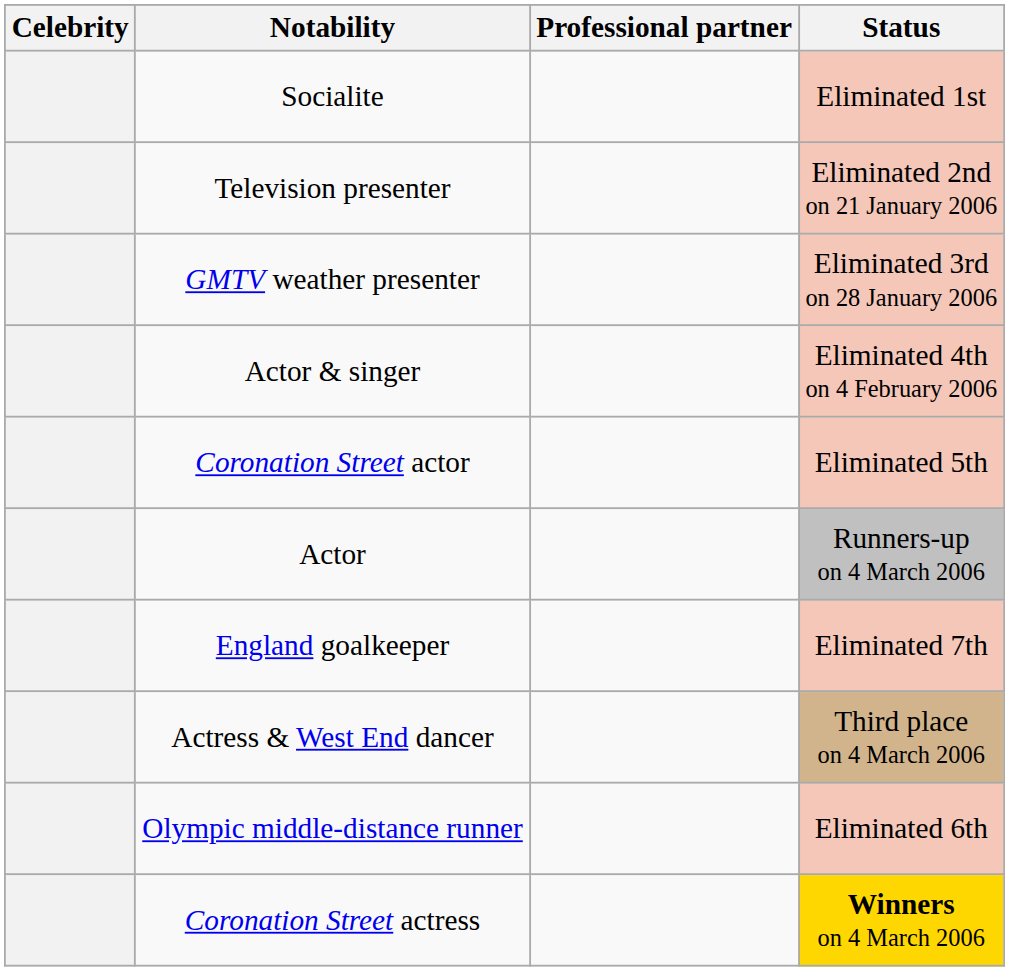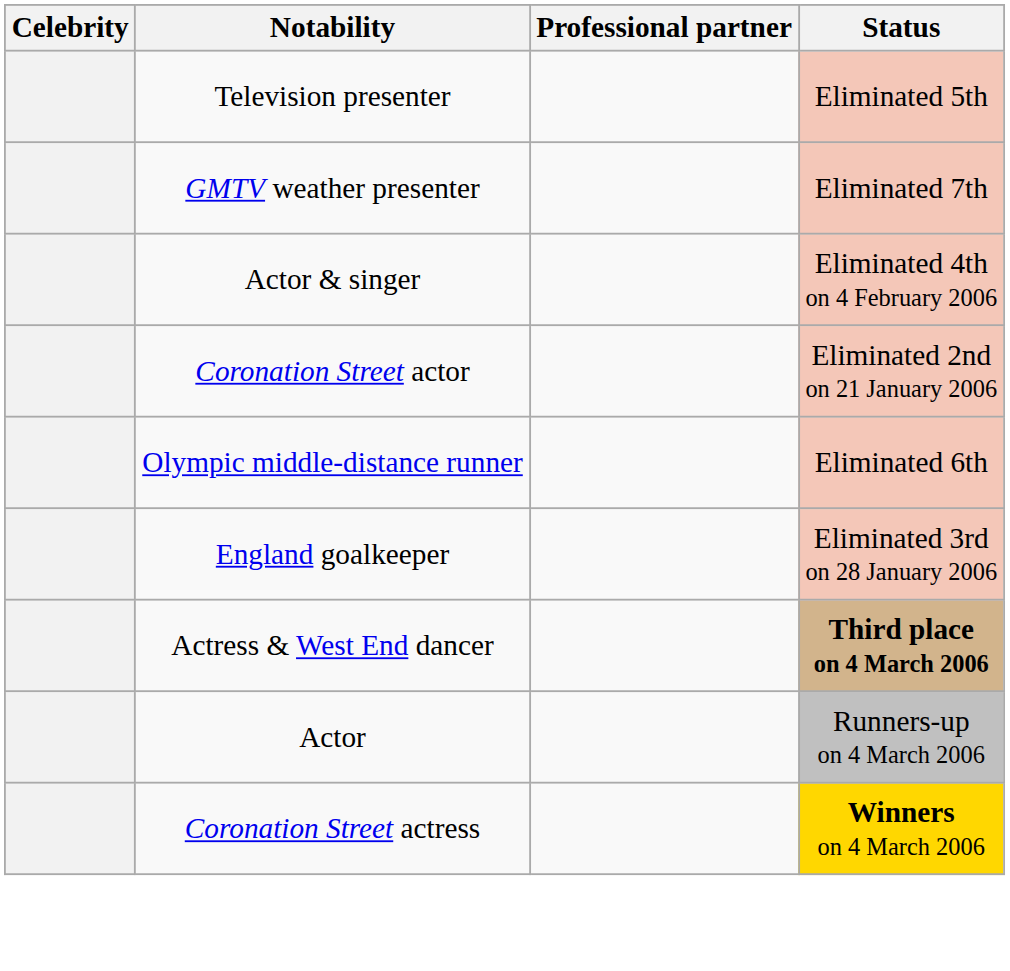- row: (332, 96)
(901, 188) Eliminated 2nd on 21 January 2006 -> (901, 96) Eliminated 5th
(901, 279) Eliminated 3rd on 28 January 2006 -> (901, 188) Eliminated 7th
(901, 462) Eliminated 5th -> (901, 371) Eliminated 2nd on 21 January 2006
rows swapped: (333, 828) <-> (333, 554)
(901, 645) Eliminated 7th -> (901, 554) Eliminated 3rd on 28 January 2006
(901, 737) normal -> (901, 645) bold
